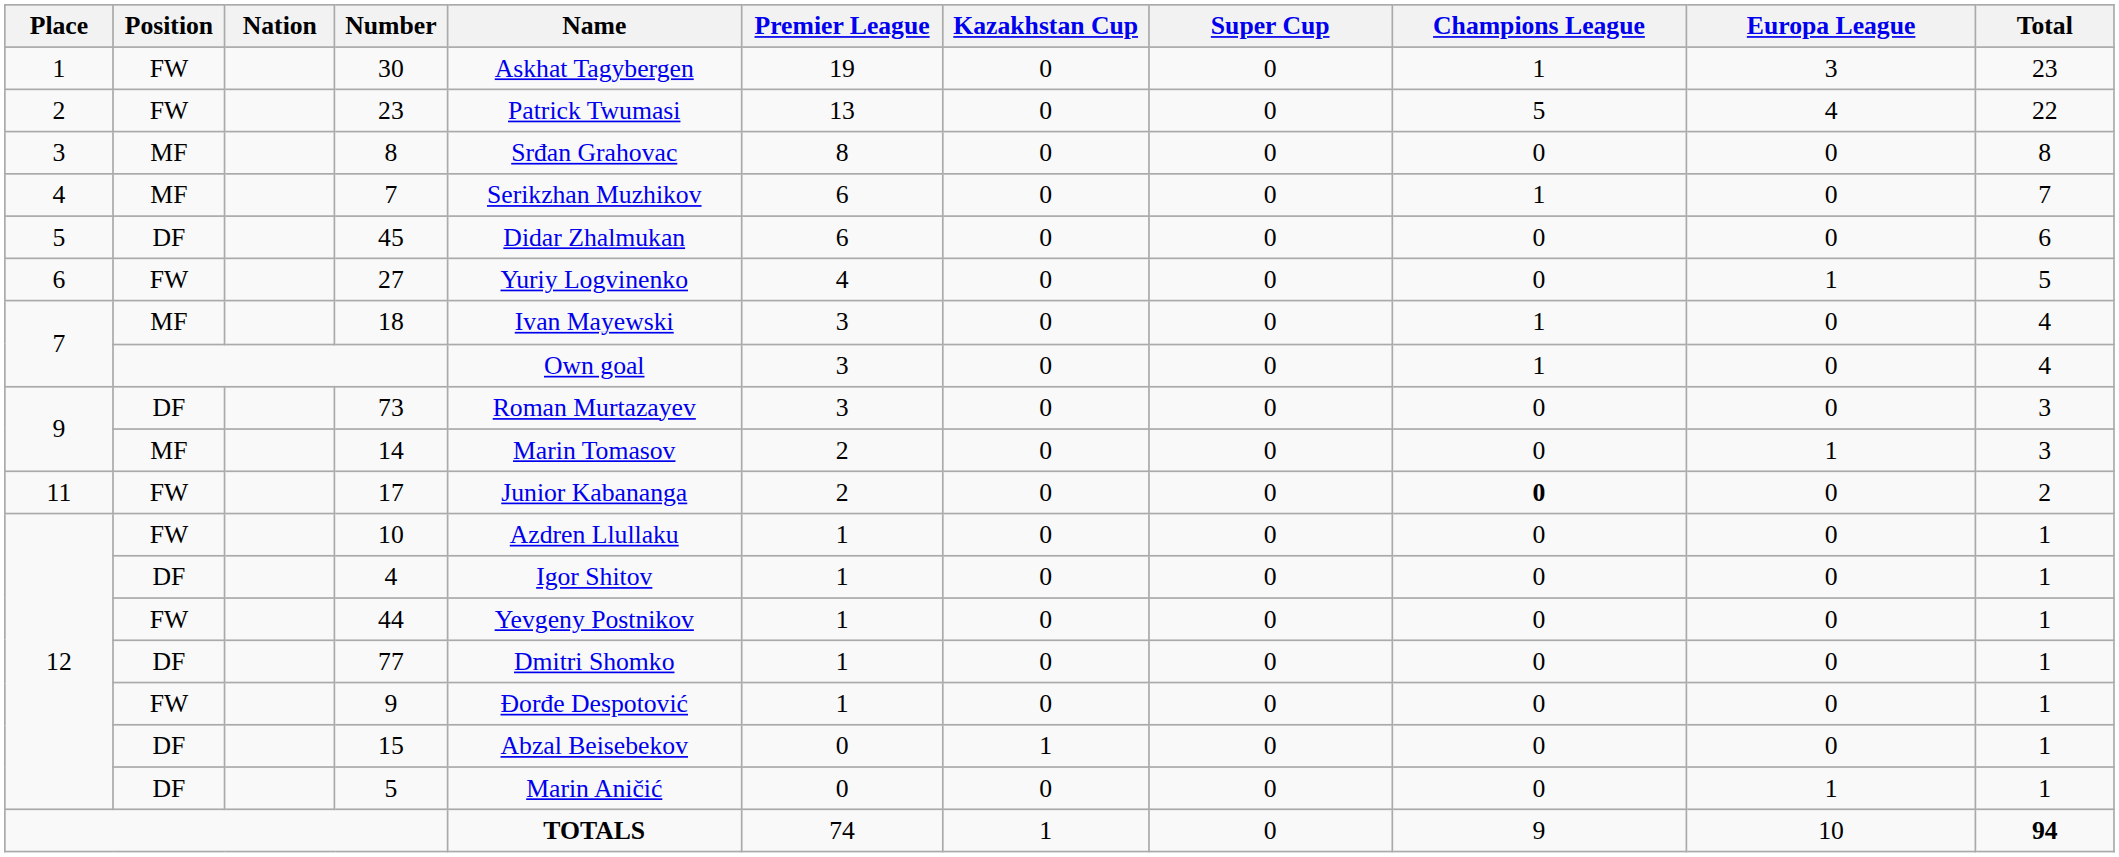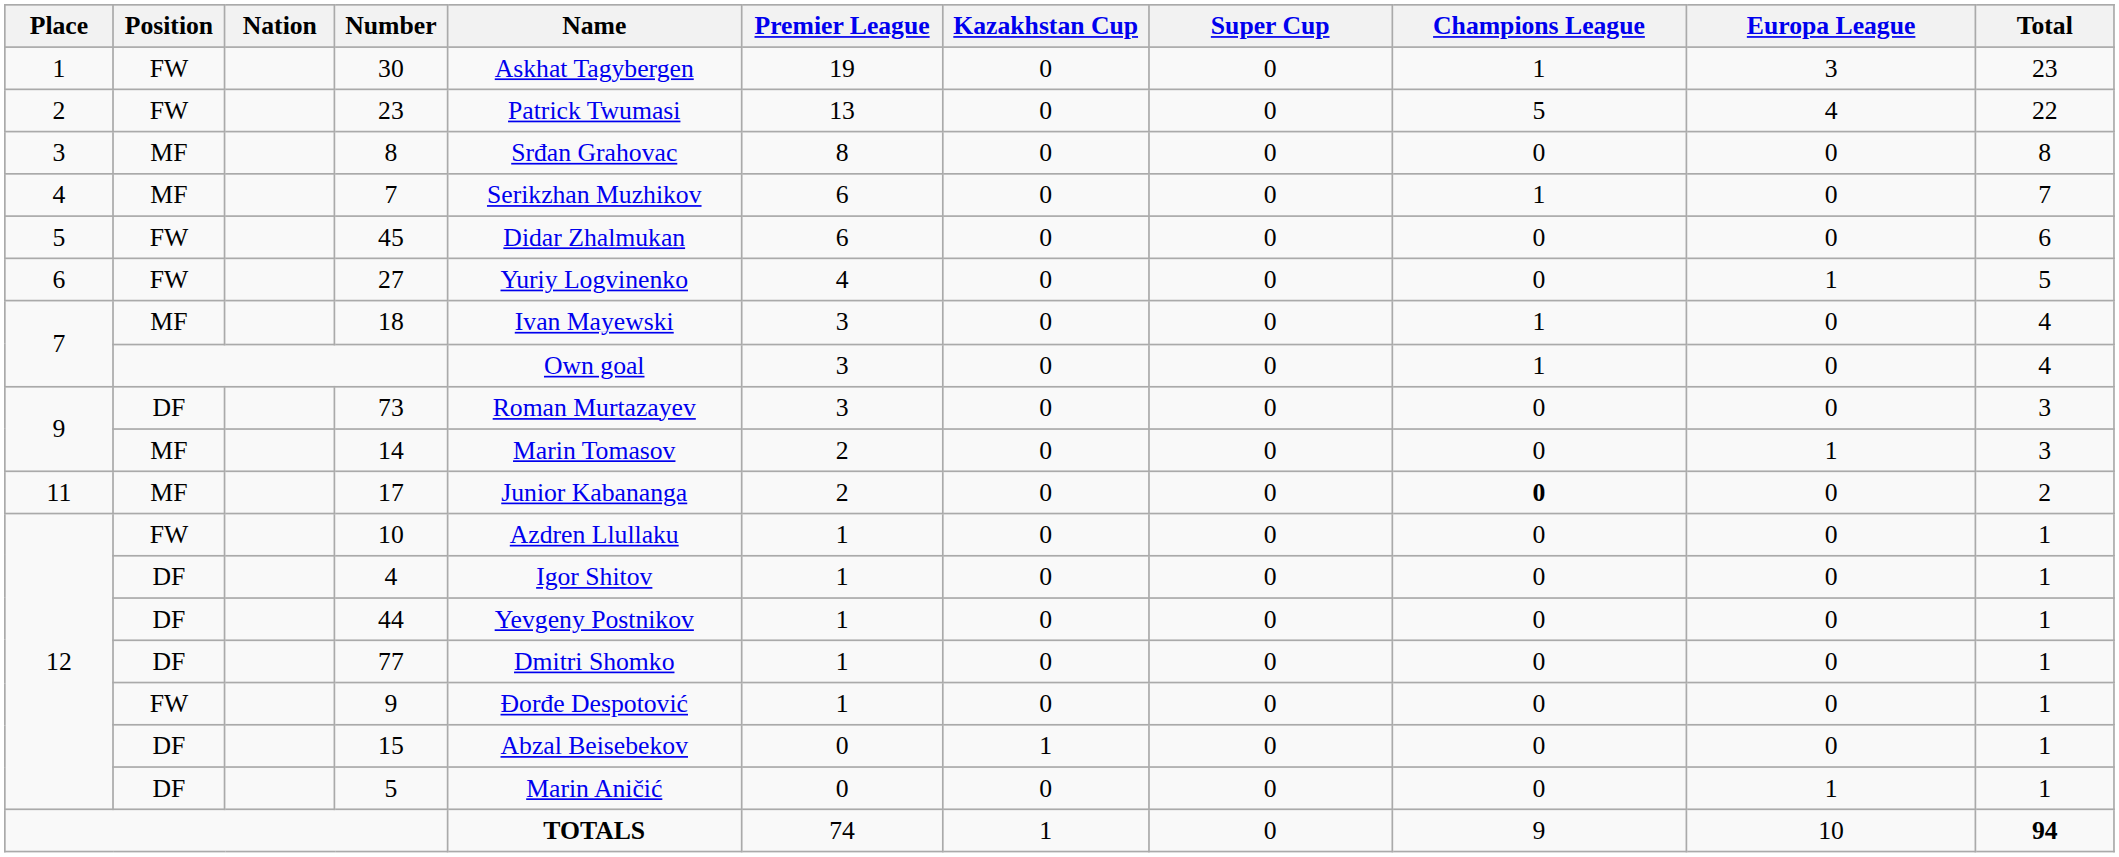(169, 237) DF -> (169, 237) FW
(169, 491) FW -> (169, 491) MF
(169, 618) FW -> (169, 618) DF
